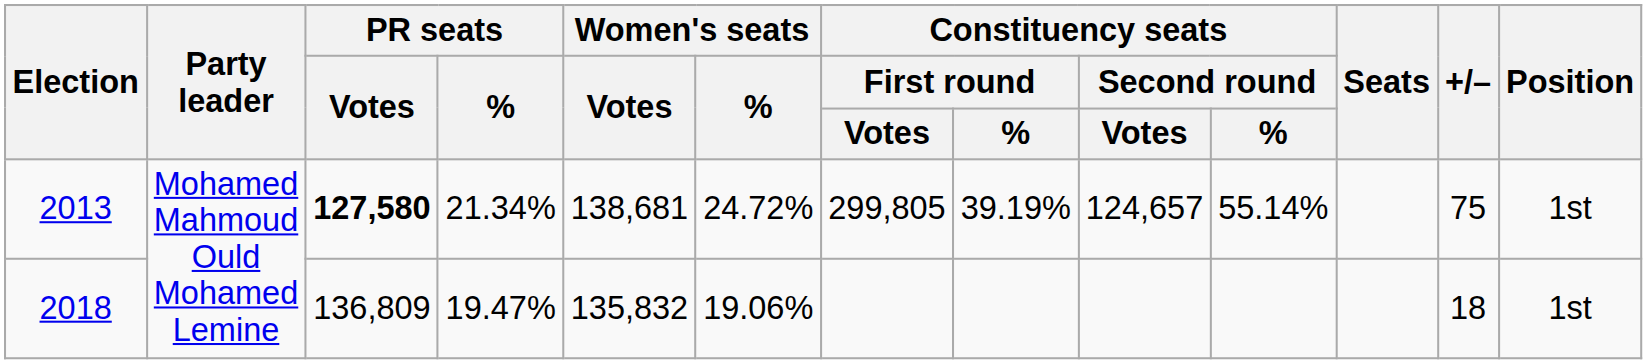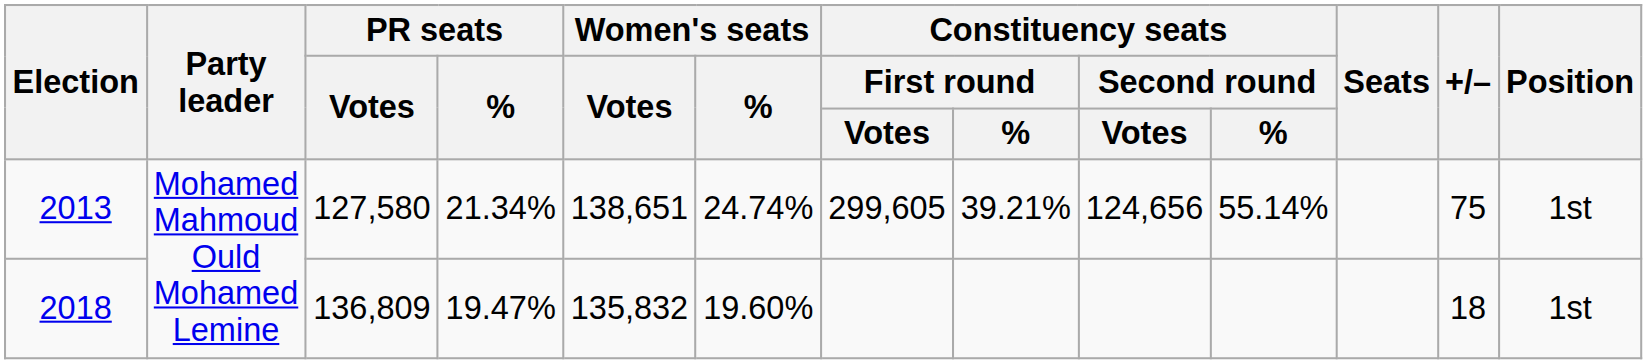(372, 208) bold -> (372, 208) normal
(629, 208) 138,681 -> (629, 208) 138,651
(758, 208) 24.72% -> (758, 208) 24.74%
(887, 208) 299,805 -> (887, 208) 299,605
(1016, 208) 39.19% -> (1016, 208) 39.21%
(1145, 208) 124,657 -> (1145, 208) 124,656
(758, 307) 19.06% -> (758, 307) 19.60%
